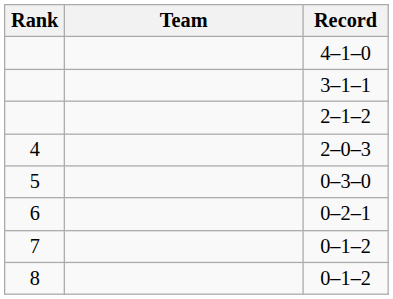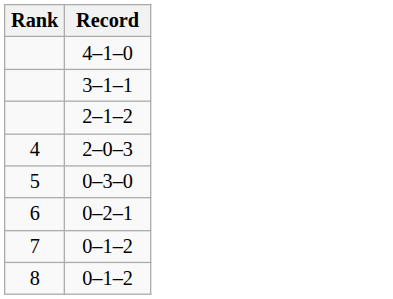- column: (184, 20)
